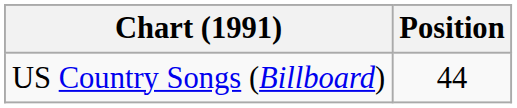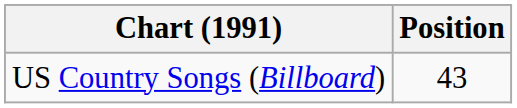(452, 77) 44 -> (452, 77) 43
